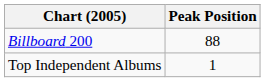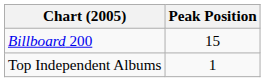(213, 40) 88 -> (213, 40) 15
